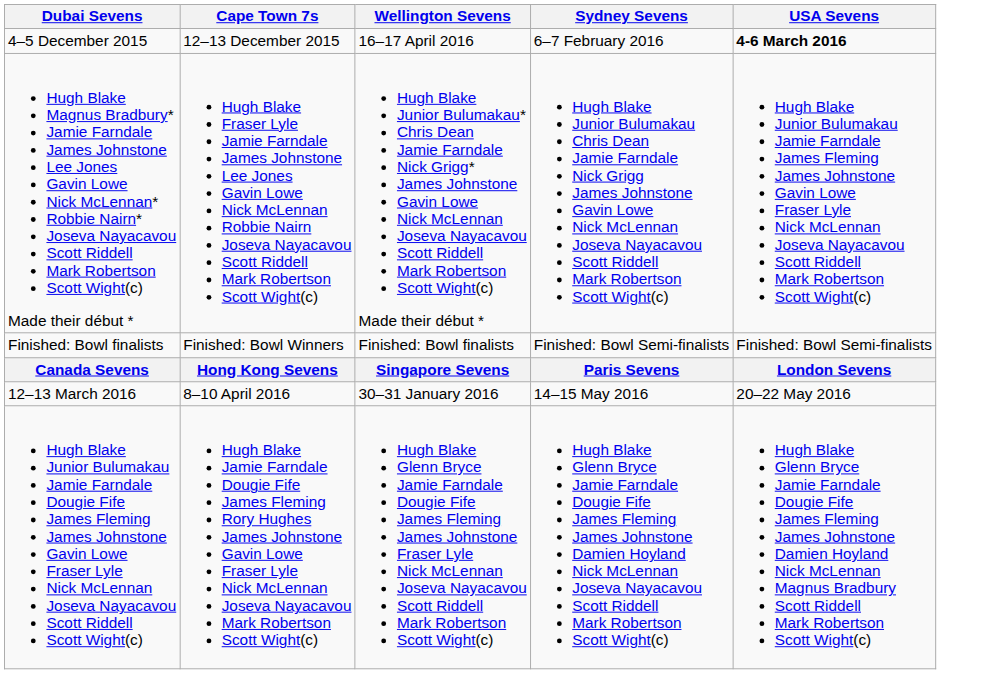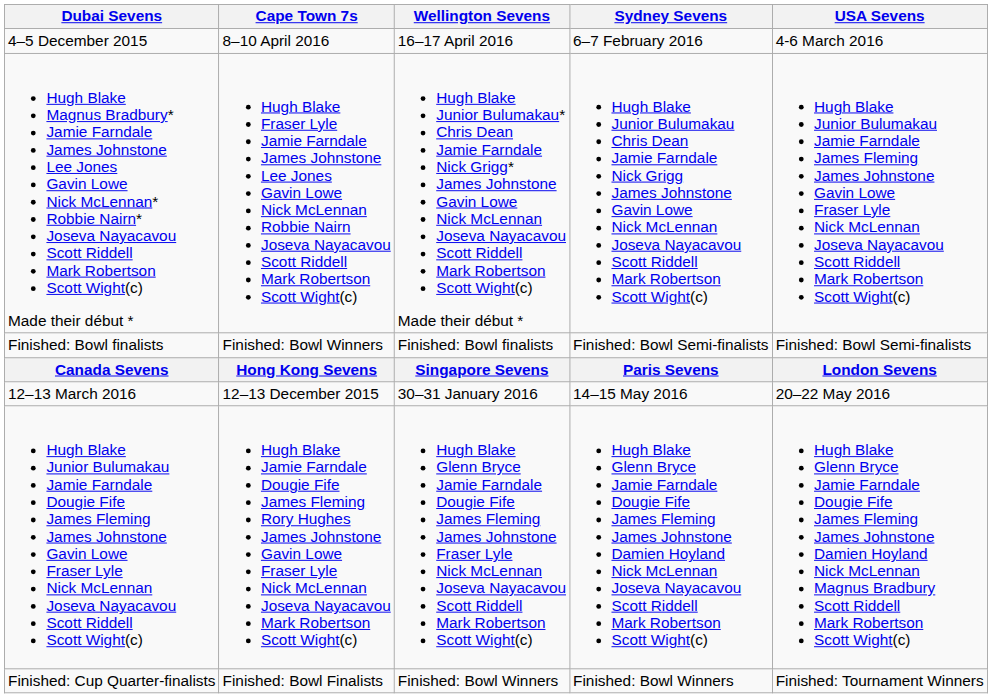(261, 41) 12–13 December 2015 -> (276, 41) 8–10 April 2016
(791, 41) bold -> (829, 41) normal
(237, 393) 8–10 April 2016 -> (301, 393) 12–13 December 2015
+ row: (112, 680)
